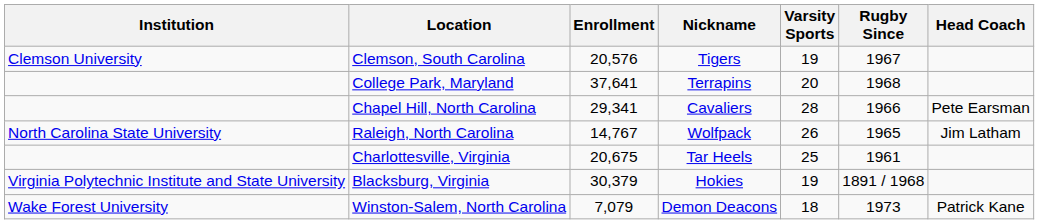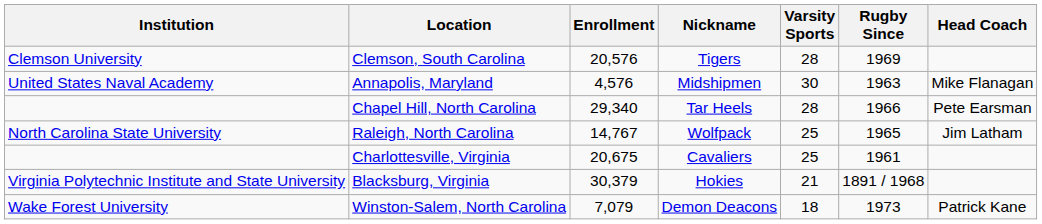(810, 58) 19 -> (810, 58) 28
(883, 58) 1967 -> (883, 58) 1969
- row: (433, 83)
+ row: (423, 83)
(614, 108) 29,341 -> (614, 108) 29,340
(719, 108) Cavaliers -> (719, 108) Tar Heels
(810, 132) 26 -> (810, 132) 25
(719, 157) Tar Heels -> (719, 157) Cavaliers
(810, 181) 19 -> (810, 181) 21
